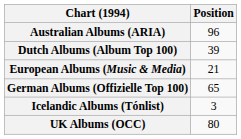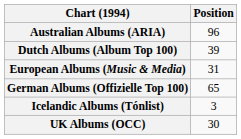(214, 69) 21 -> (214, 69) 31
(214, 124) 80 -> (214, 124) 30
